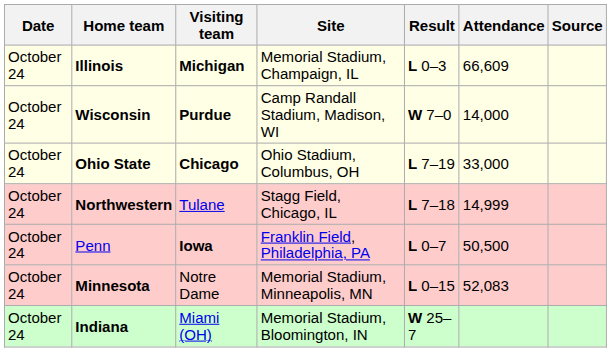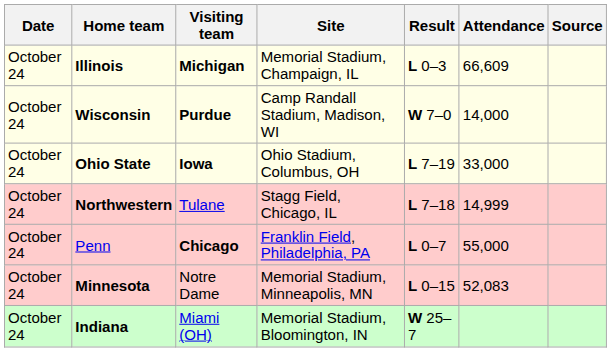(209, 164) Chicago -> (196, 164) Iowa
(196, 245) Iowa -> (209, 245) Chicago
(486, 245) 50,500 -> (486, 245) 55,000
